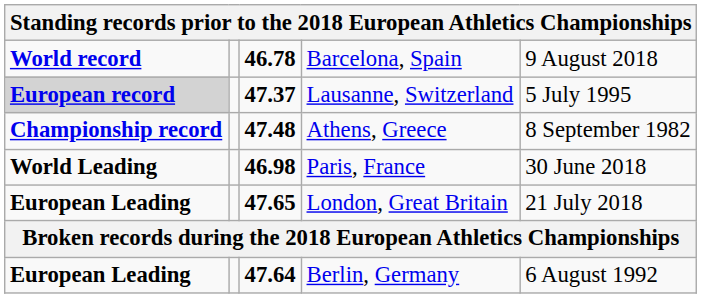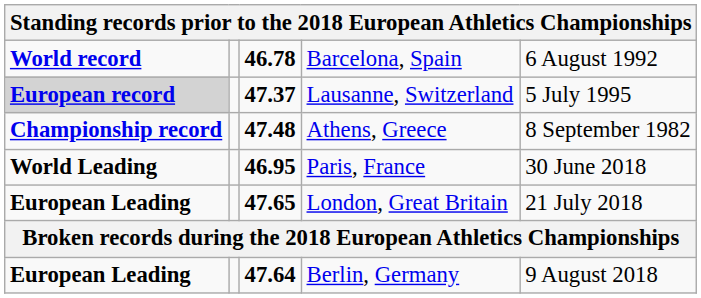(592, 58) 9 August 2018 -> (592, 58) 6 August 1992
(270, 166) 46.98 -> (270, 166) 46.95
(592, 274) 6 August 1992 -> (592, 274) 9 August 2018
